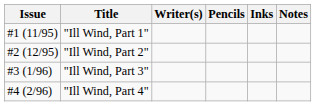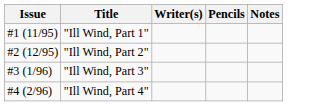- column: (262, 14)
